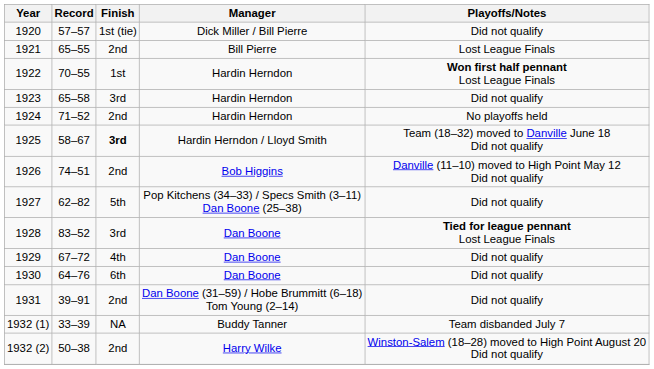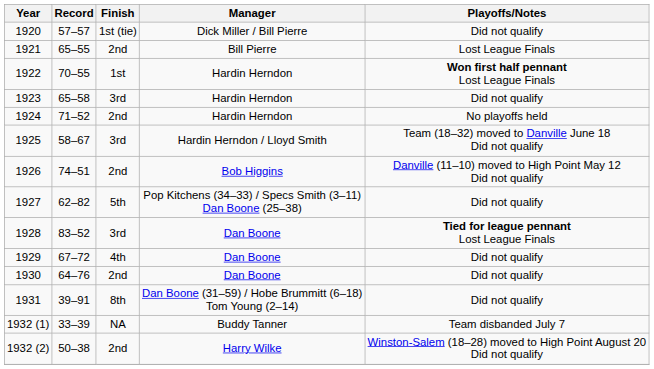(118, 140) bold -> (118, 140) normal
(118, 275) 6th -> (118, 275) 2nd
(118, 299) 2nd -> (118, 299) 8th
